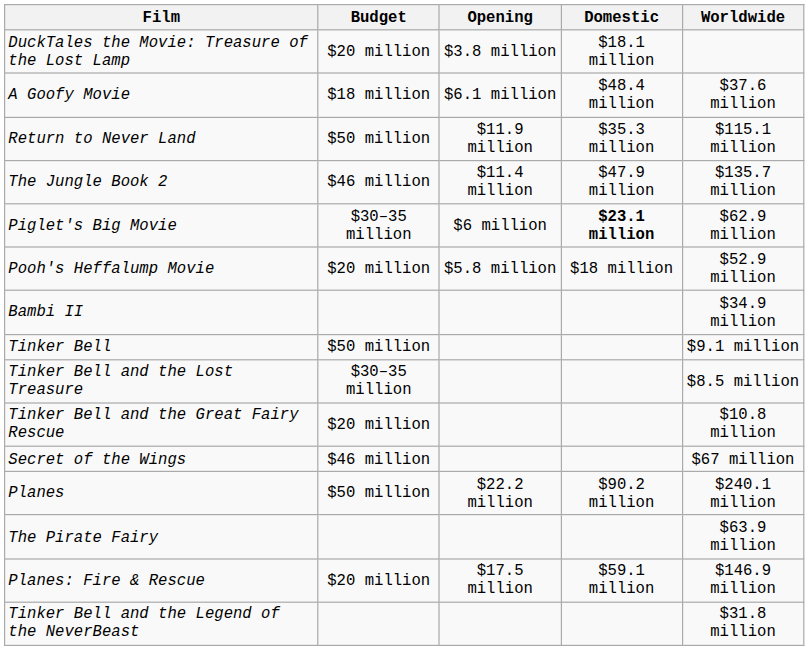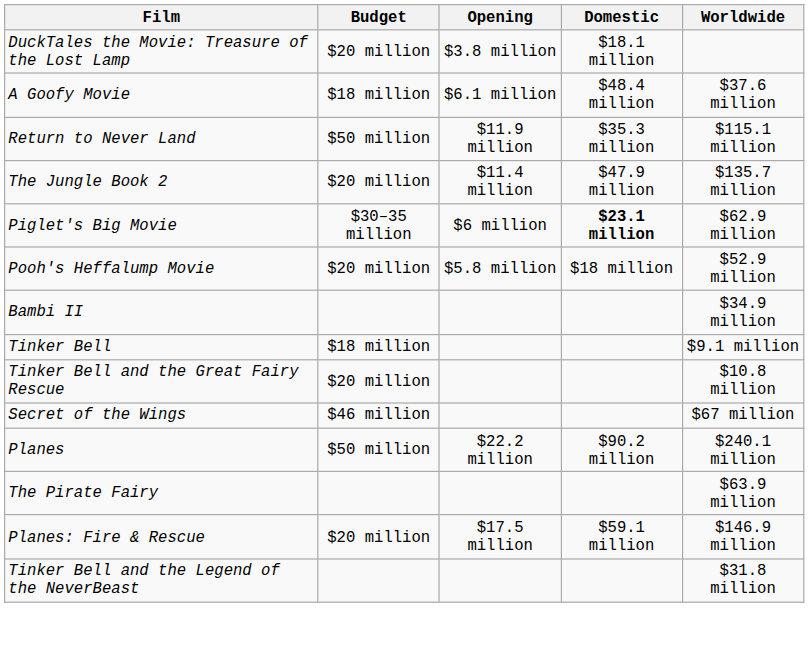(379, 182) $46 million -> (379, 182) $20 million
(379, 347) $50 million -> (379, 347) $18 million
- row: (121, 381)
